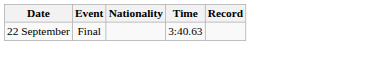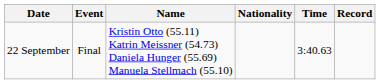+ column: (171, 13)
